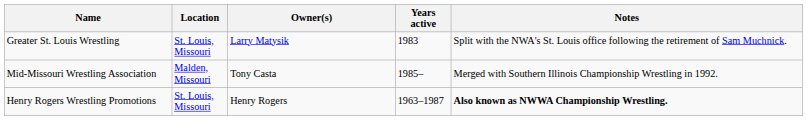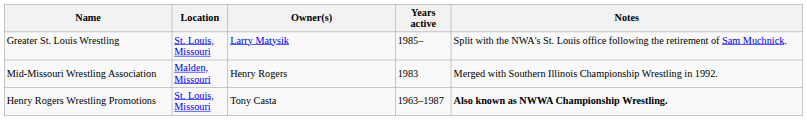(408, 40) 1983 -> (411, 40) 1985–
(253, 73) Tony Casta -> (259, 73) Henry Rogers
(411, 73) 1985– -> (408, 73) 1983
(259, 101) Henry Rogers -> (253, 101) Tony Casta
